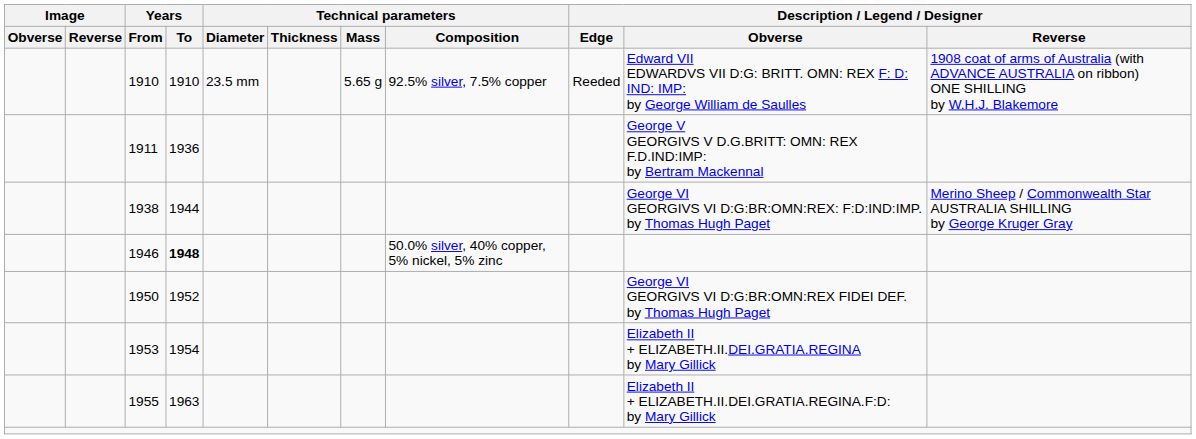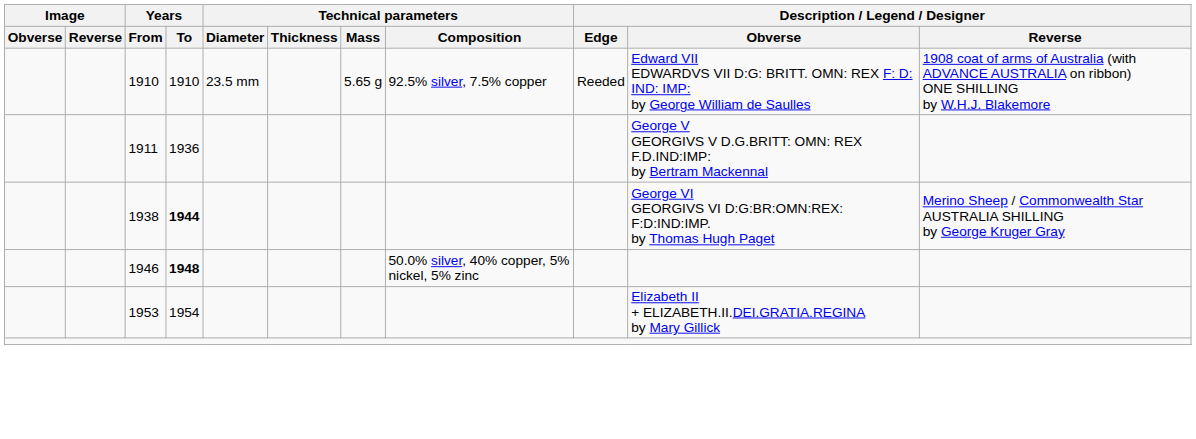(184, 209) normal -> (184, 216) bold
- row: (144, 297)
- row: (144, 401)
